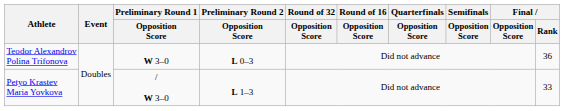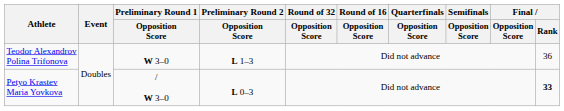(242, 62) L 0–3 -> (242, 62) L 1–3
(242, 93) L 1–3 -> (242, 93) L 0–3
(547, 87) normal -> (547, 87) bold
